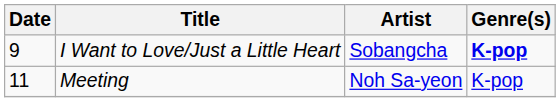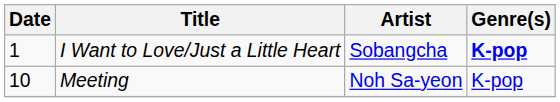(14, 50) 9 -> (14, 50) 1
(19, 81) 11 -> (20, 81) 10
